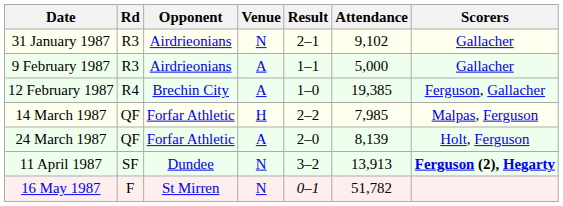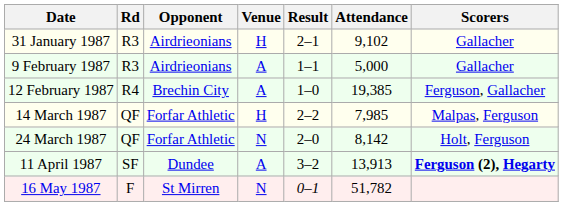(261, 41) N -> (261, 41) H
(261, 139) A -> (261, 139) N
(372, 139) 8,139 -> (372, 139) 8,142
(261, 164) N -> (261, 164) A
